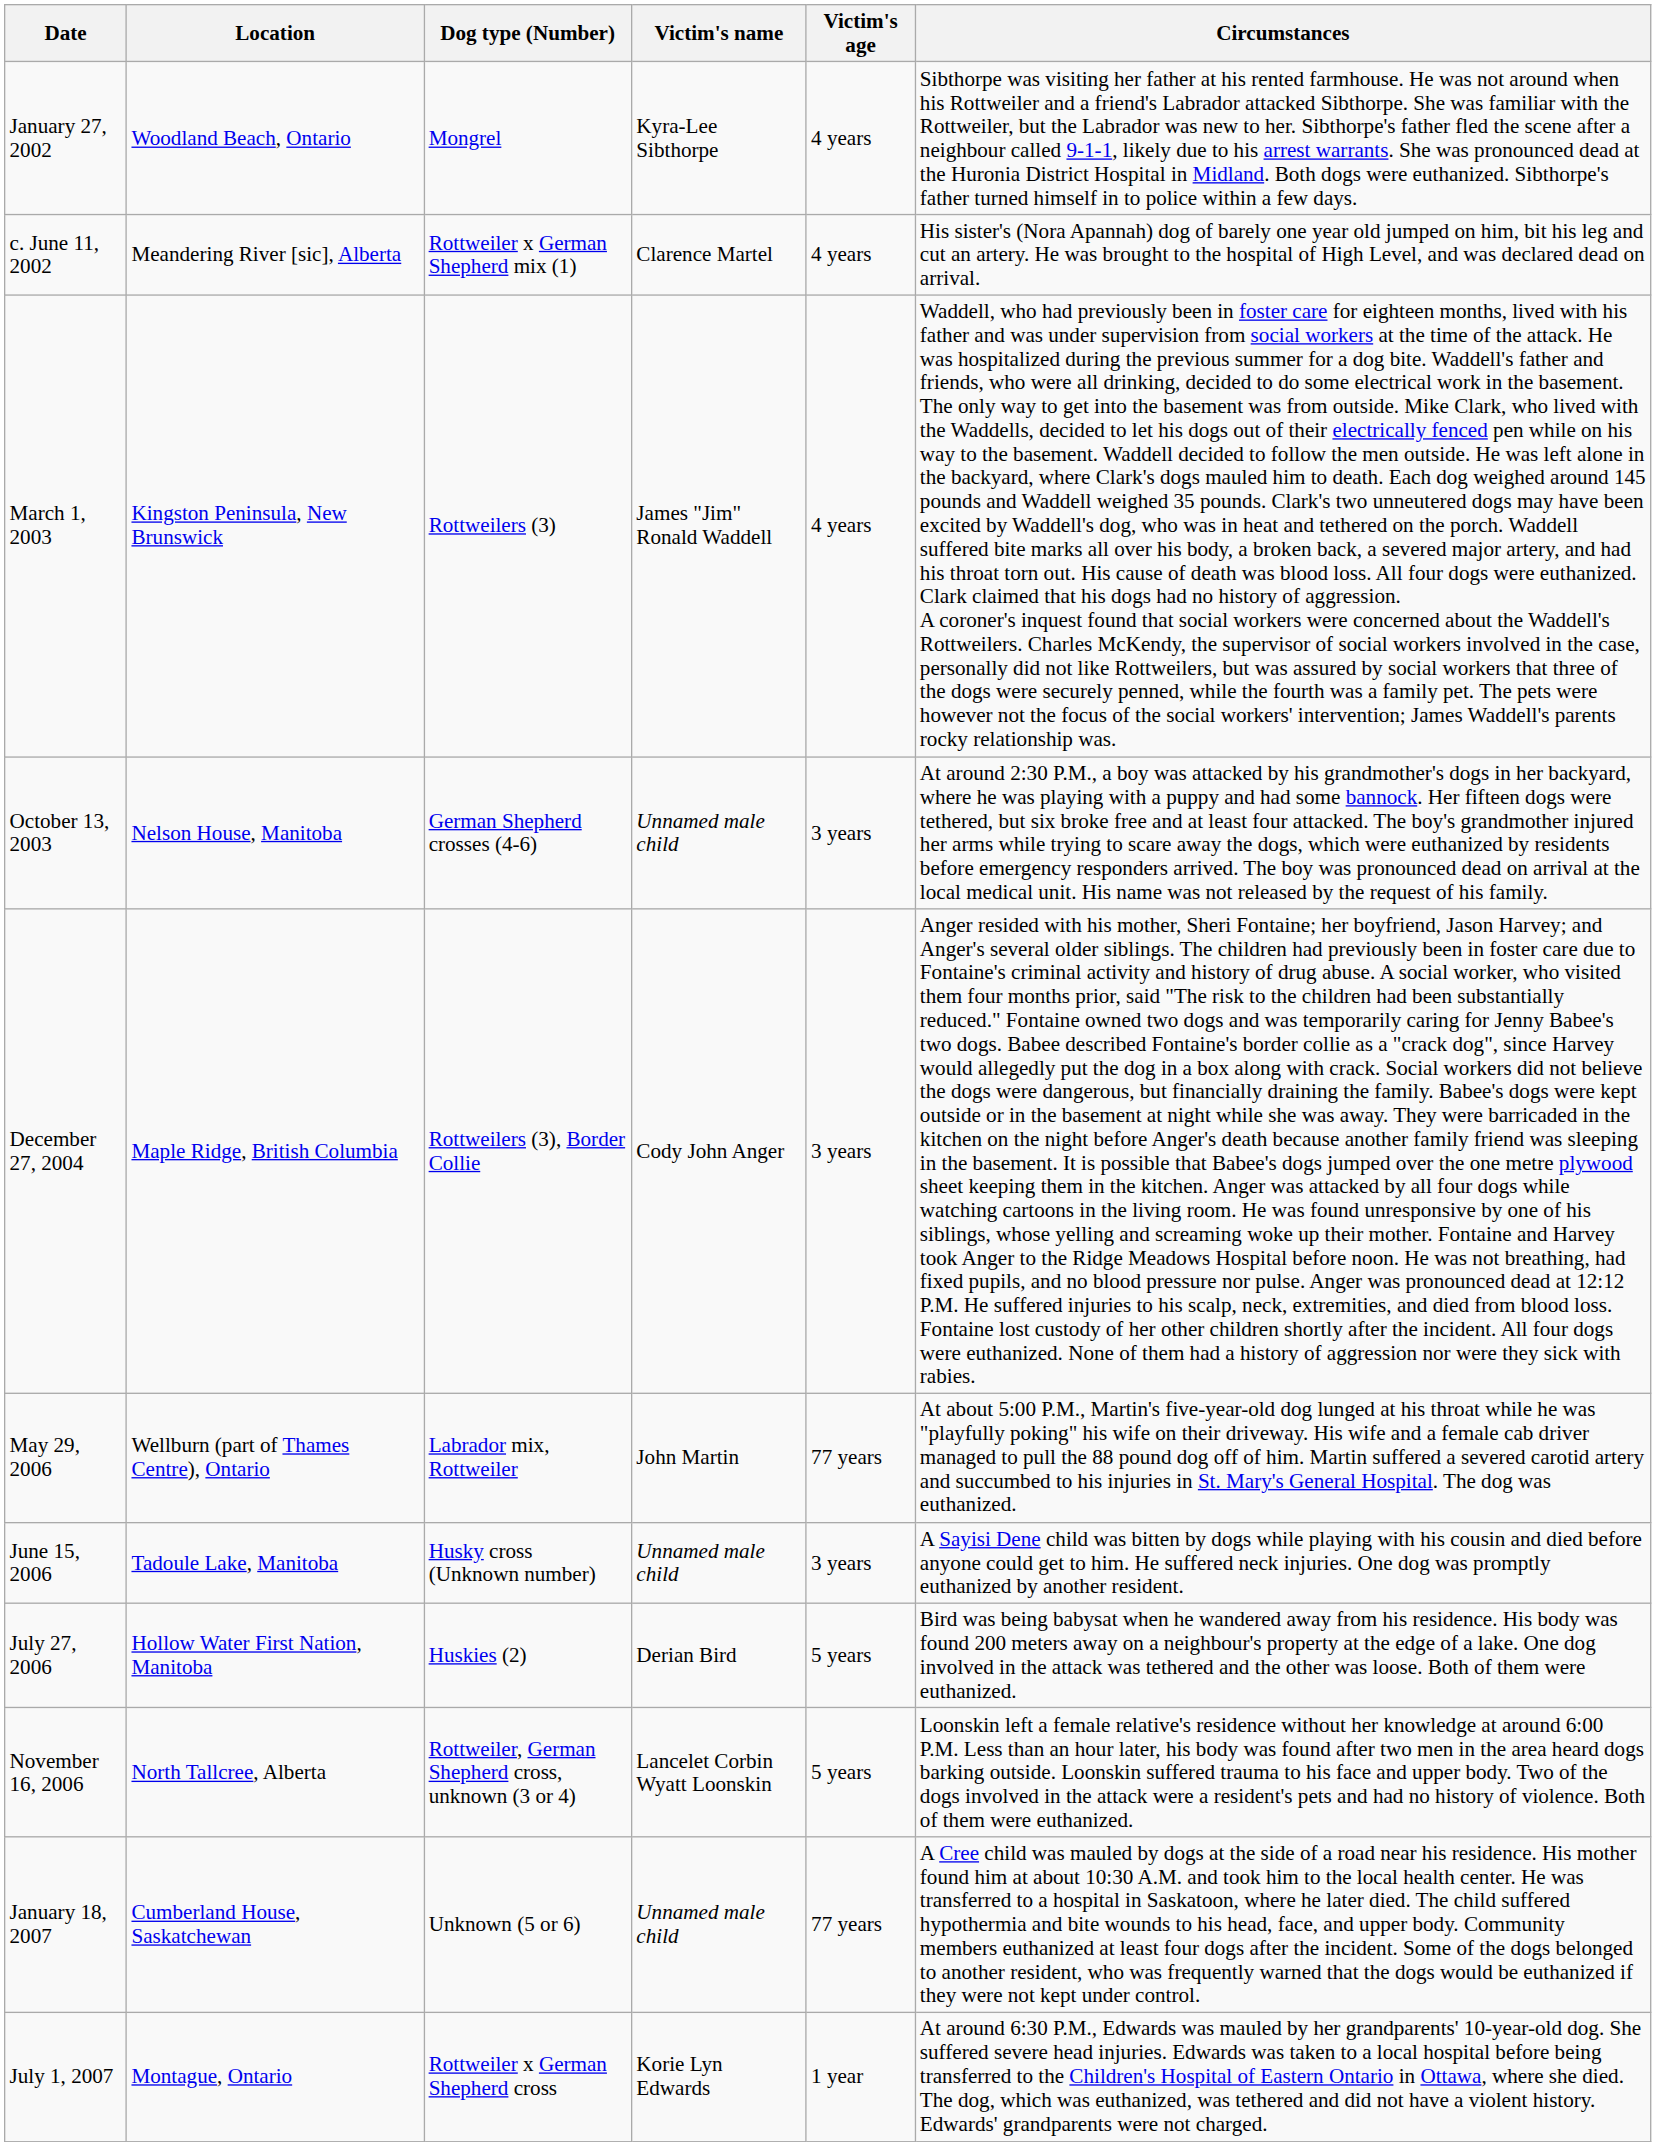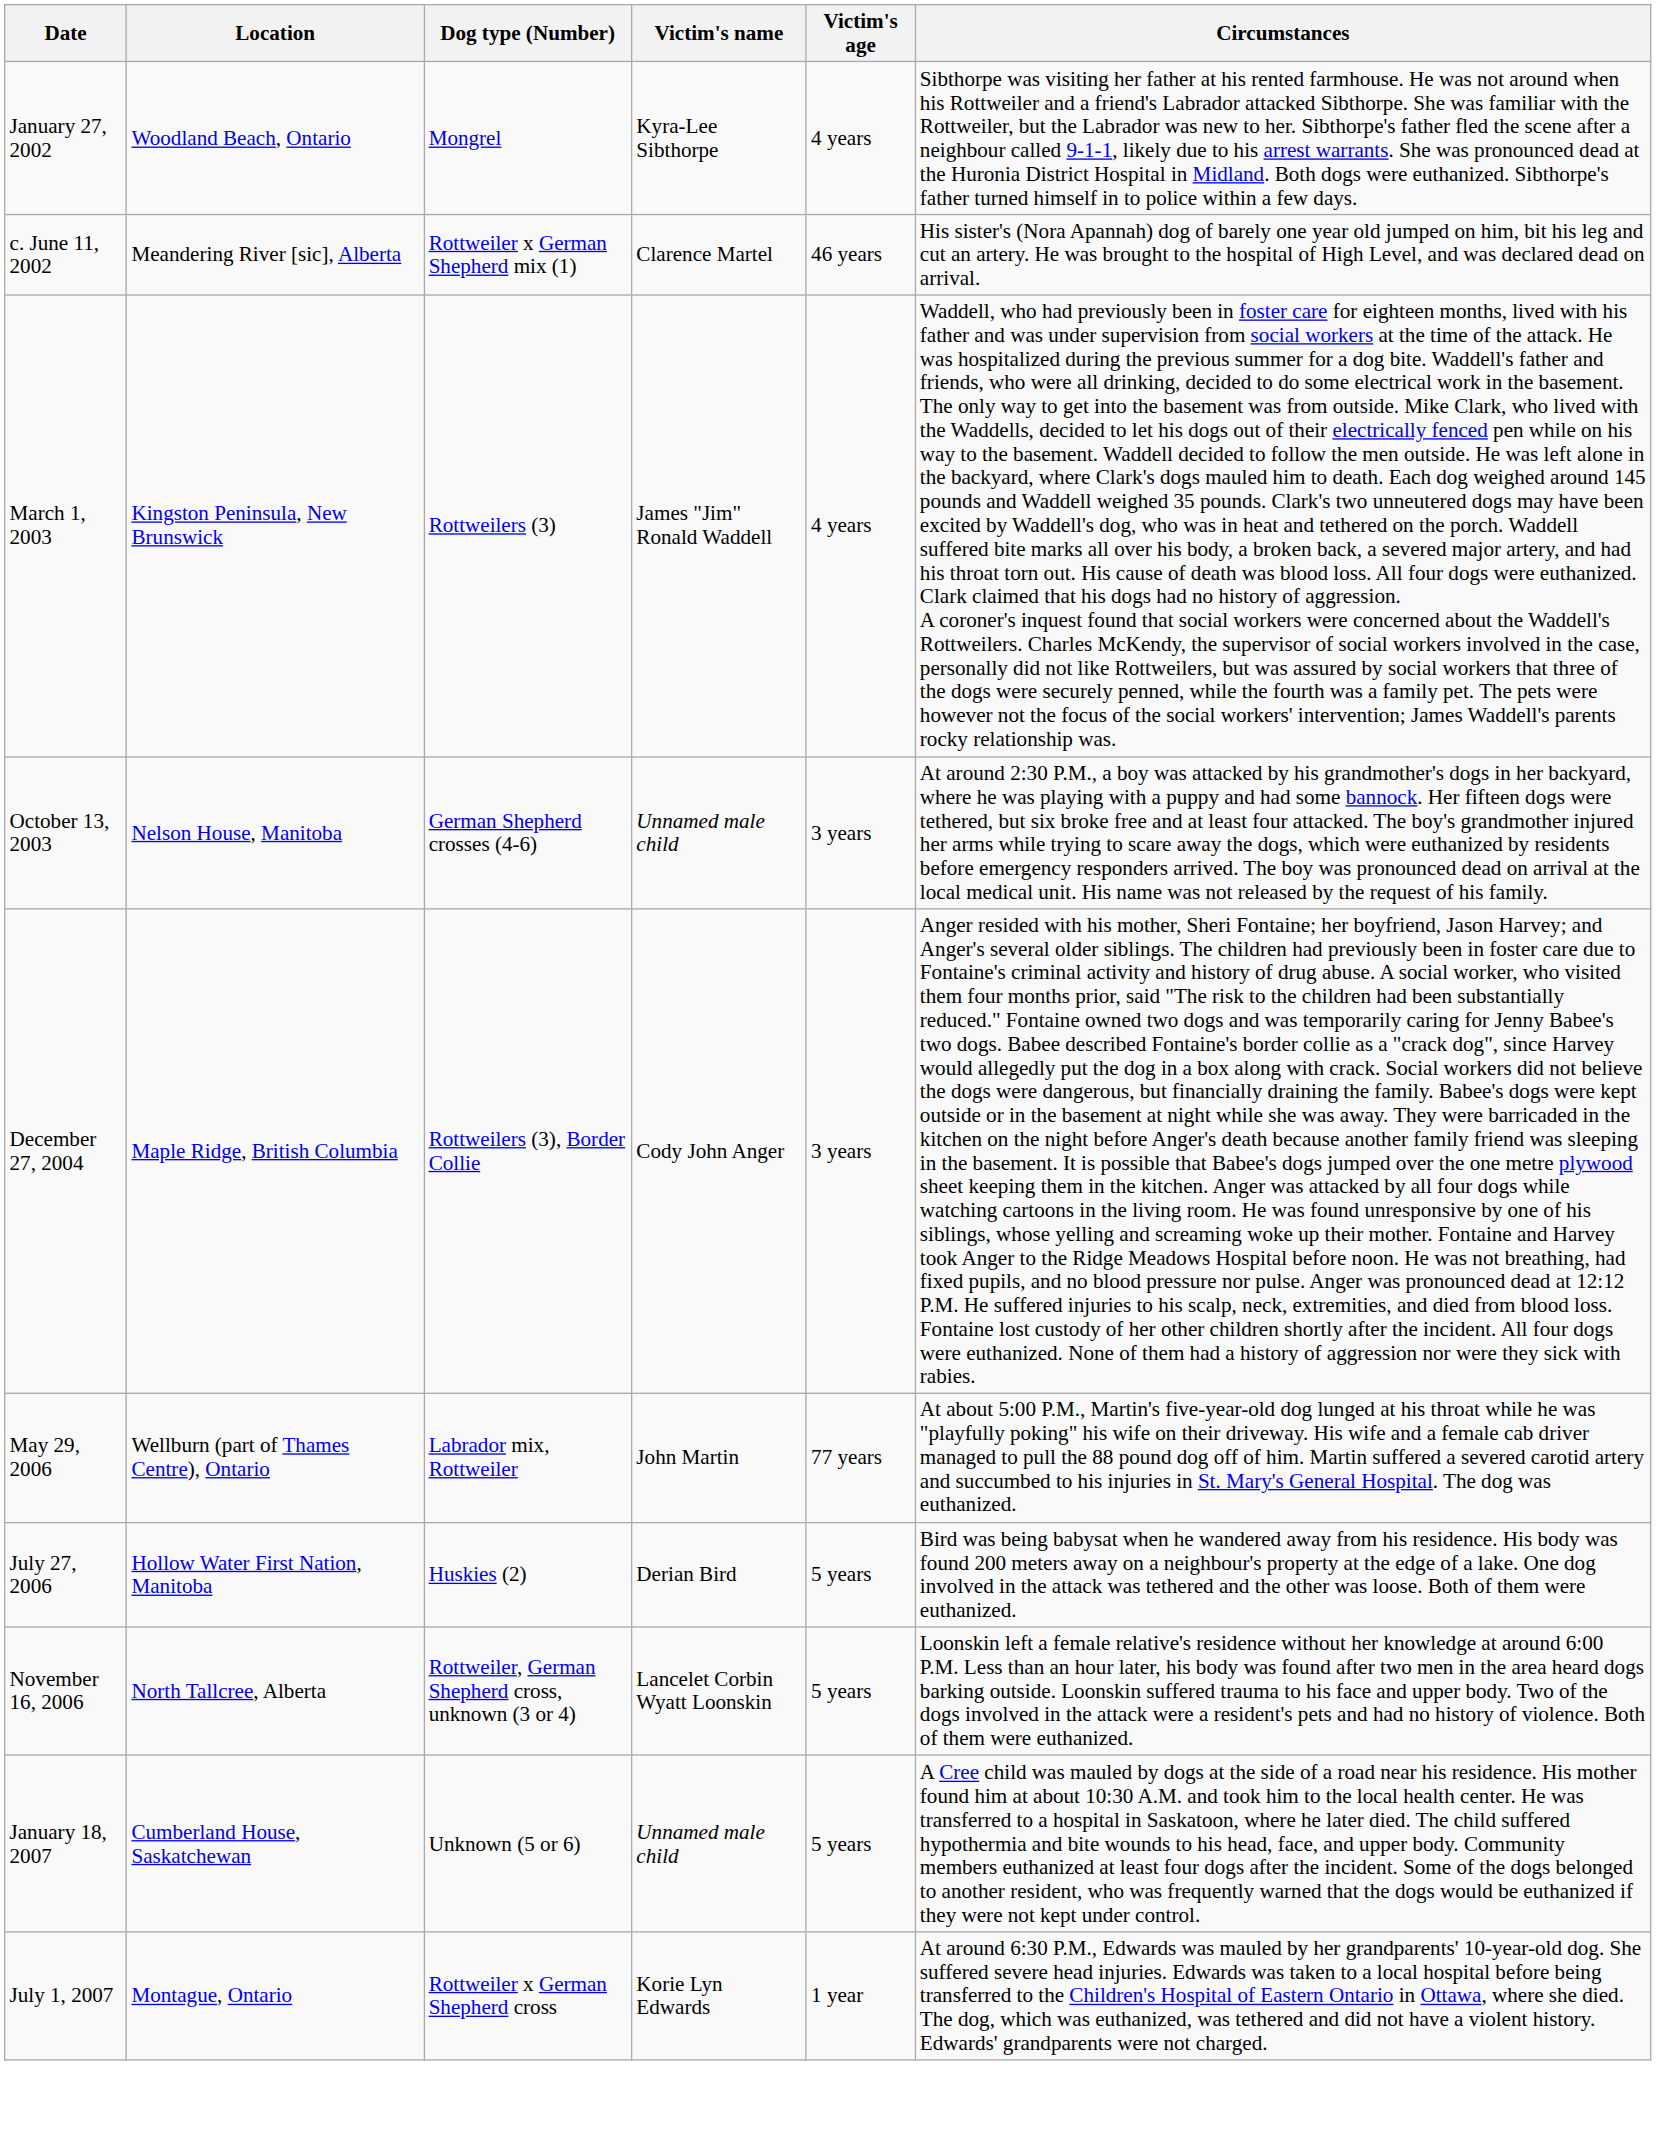(841, 254) 4 years -> (847, 254) 46 years
- row: (45, 1562)
(847, 1924) 77 years -> (841, 1843) 5 years
